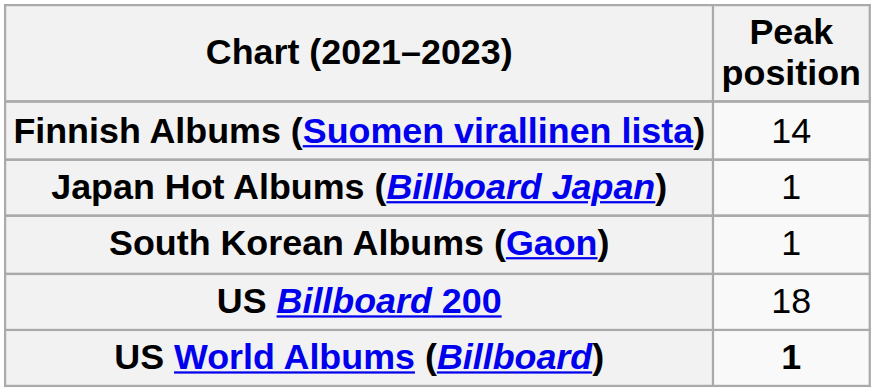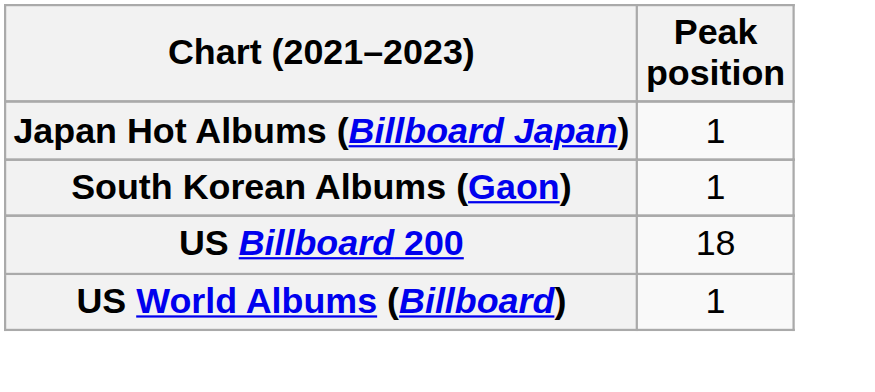- row: (359, 130)
(791, 357) bold -> (716, 300) normal
